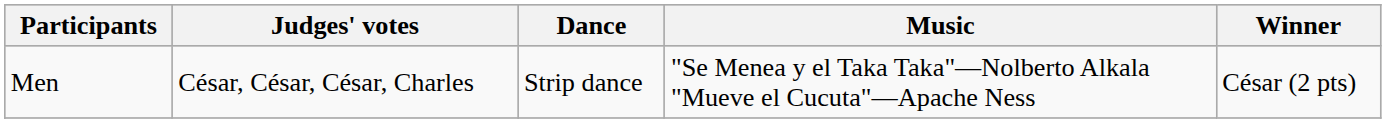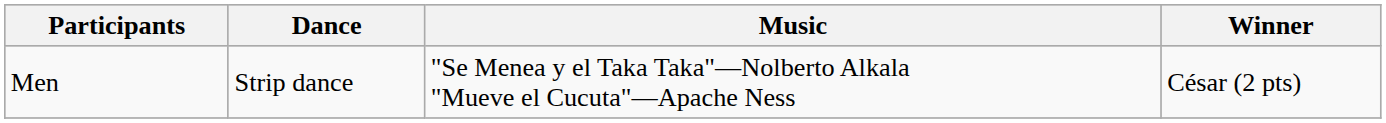- column: (345, 25)
